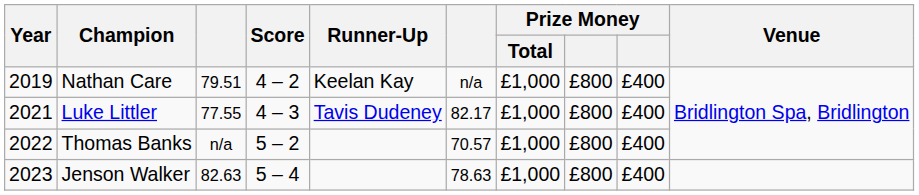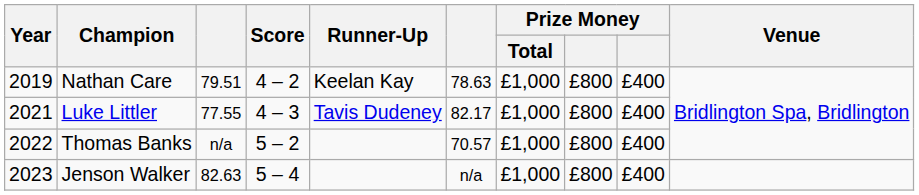(471, 83) n/a -> (471, 83) 78.63
(471, 175) 78.63 -> (471, 175) n/a
